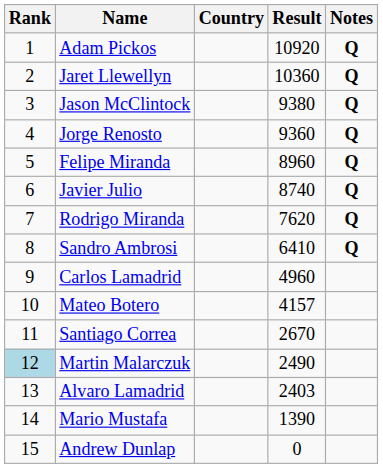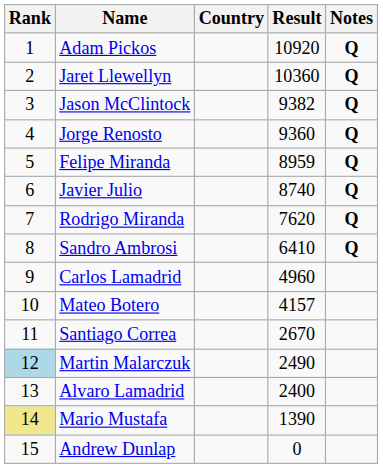(297, 104) 9380 -> (297, 104) 9382
(297, 162) 8960 -> (297, 162) 8959
(297, 391) 2403 -> (297, 391) 2400
(30, 420) no background -> (30, 420) khaki background
